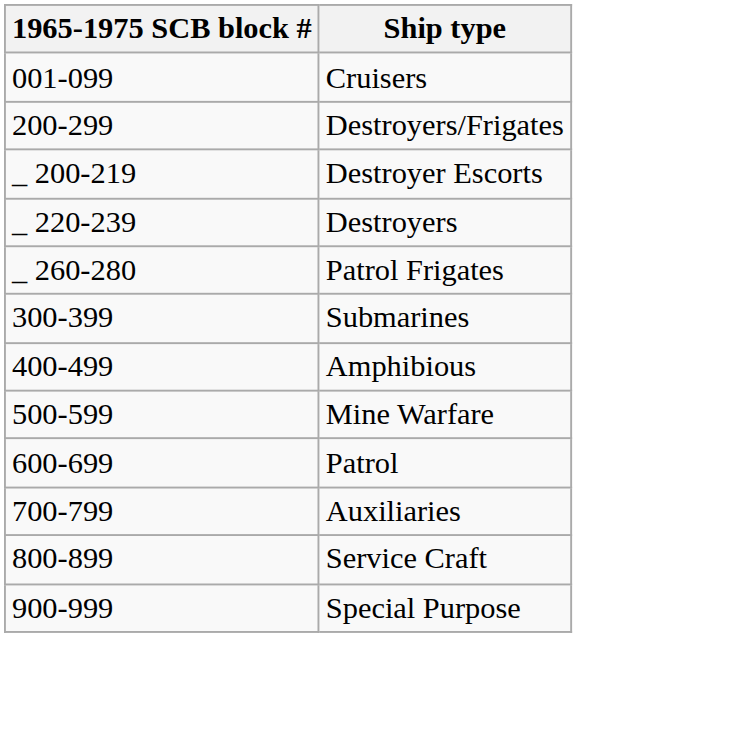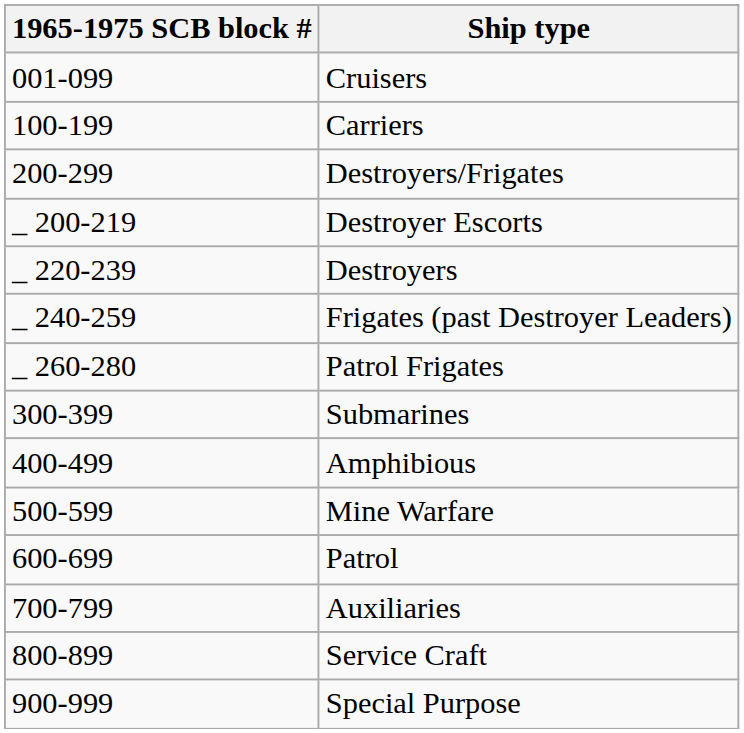+ row: (375, 125)
+ row: (529, 317)
